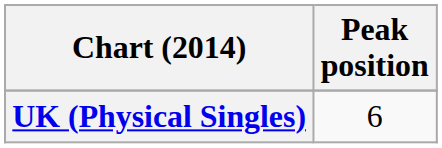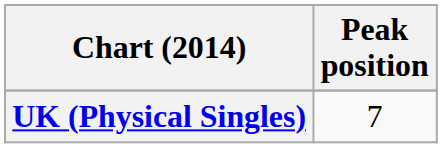(375, 116) 6 -> (375, 116) 7
